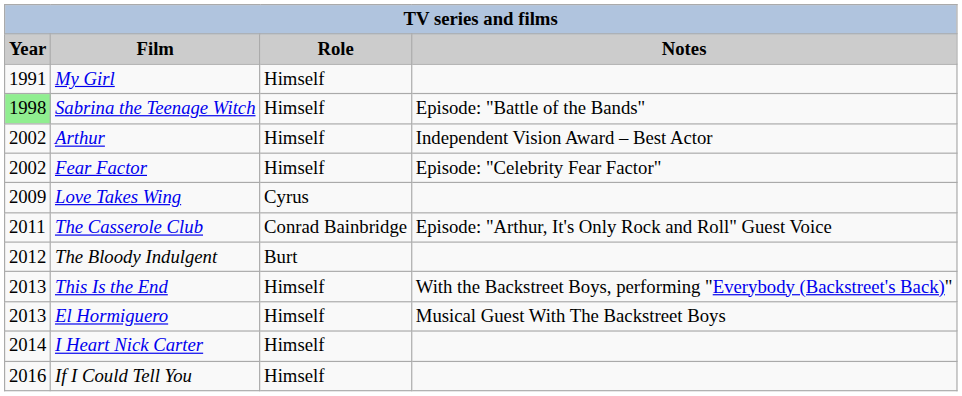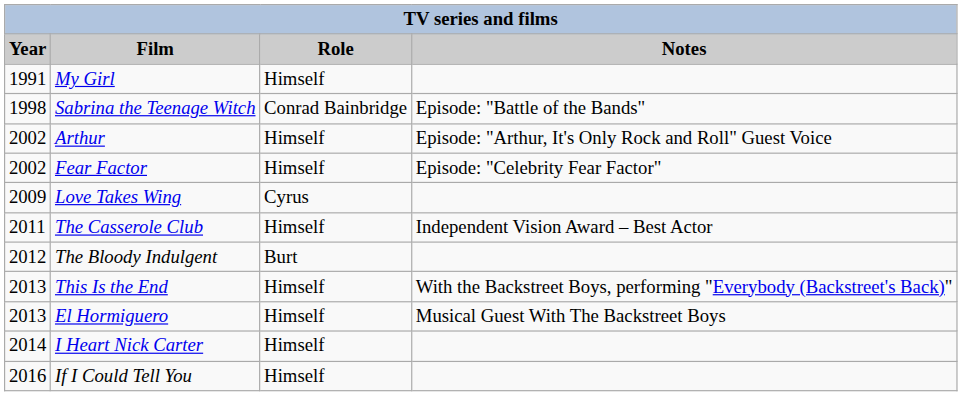(28, 108) lightgreen background -> (28, 108) no background
(294, 108) Himself -> (336, 108) Conrad Bainbridge
(564, 138) Independent Vision Award – Best Actor -> (624, 138) Episode: "Arthur, It's Only Rock and Roll" Guest Voice
(336, 227) Conrad Bainbridge -> (294, 227) Himself
(624, 227) Episode: "Arthur, It's Only Rock and Roll" Guest Voice -> (564, 227) Independent Vision Award – Best Actor
